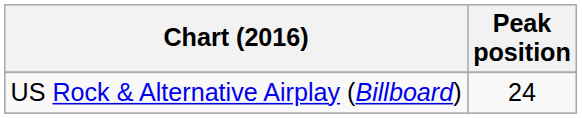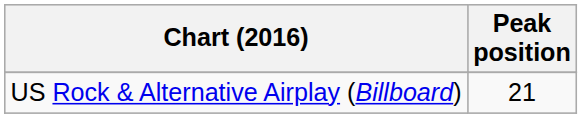(522, 92) 24 -> (522, 92) 21
